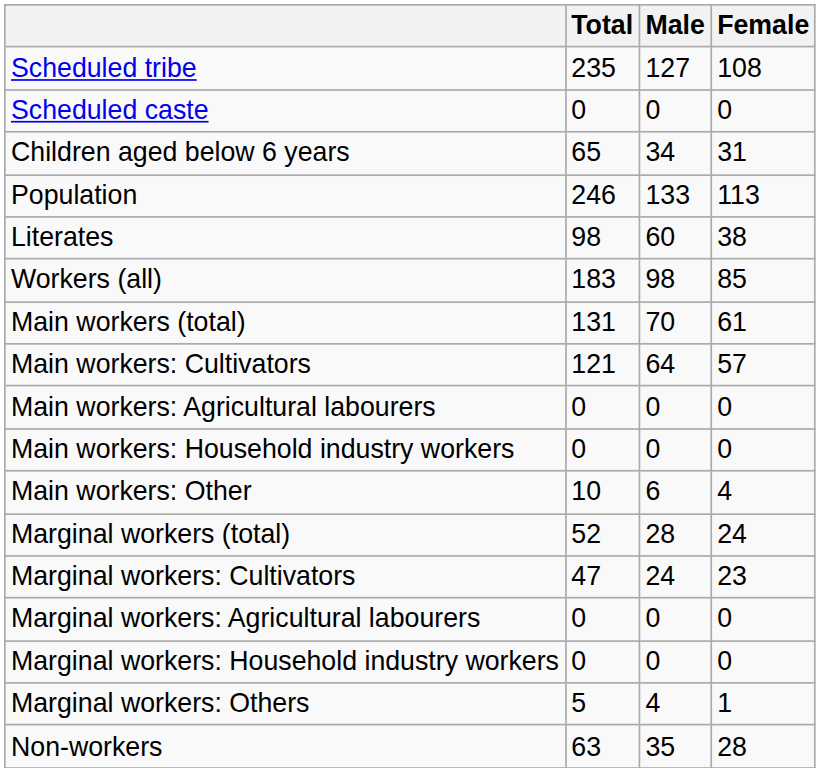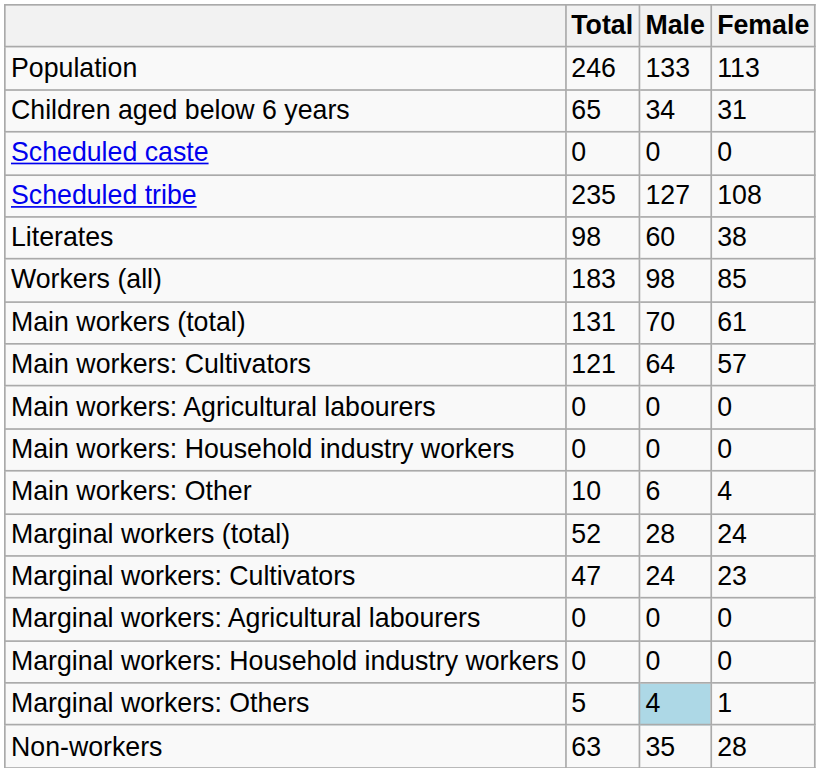rows swapped: (74, 195) <-> (104, 68)
rows swapped: (180, 152) <-> (110, 110)
(653, 703) no background -> (653, 703) lightblue background
